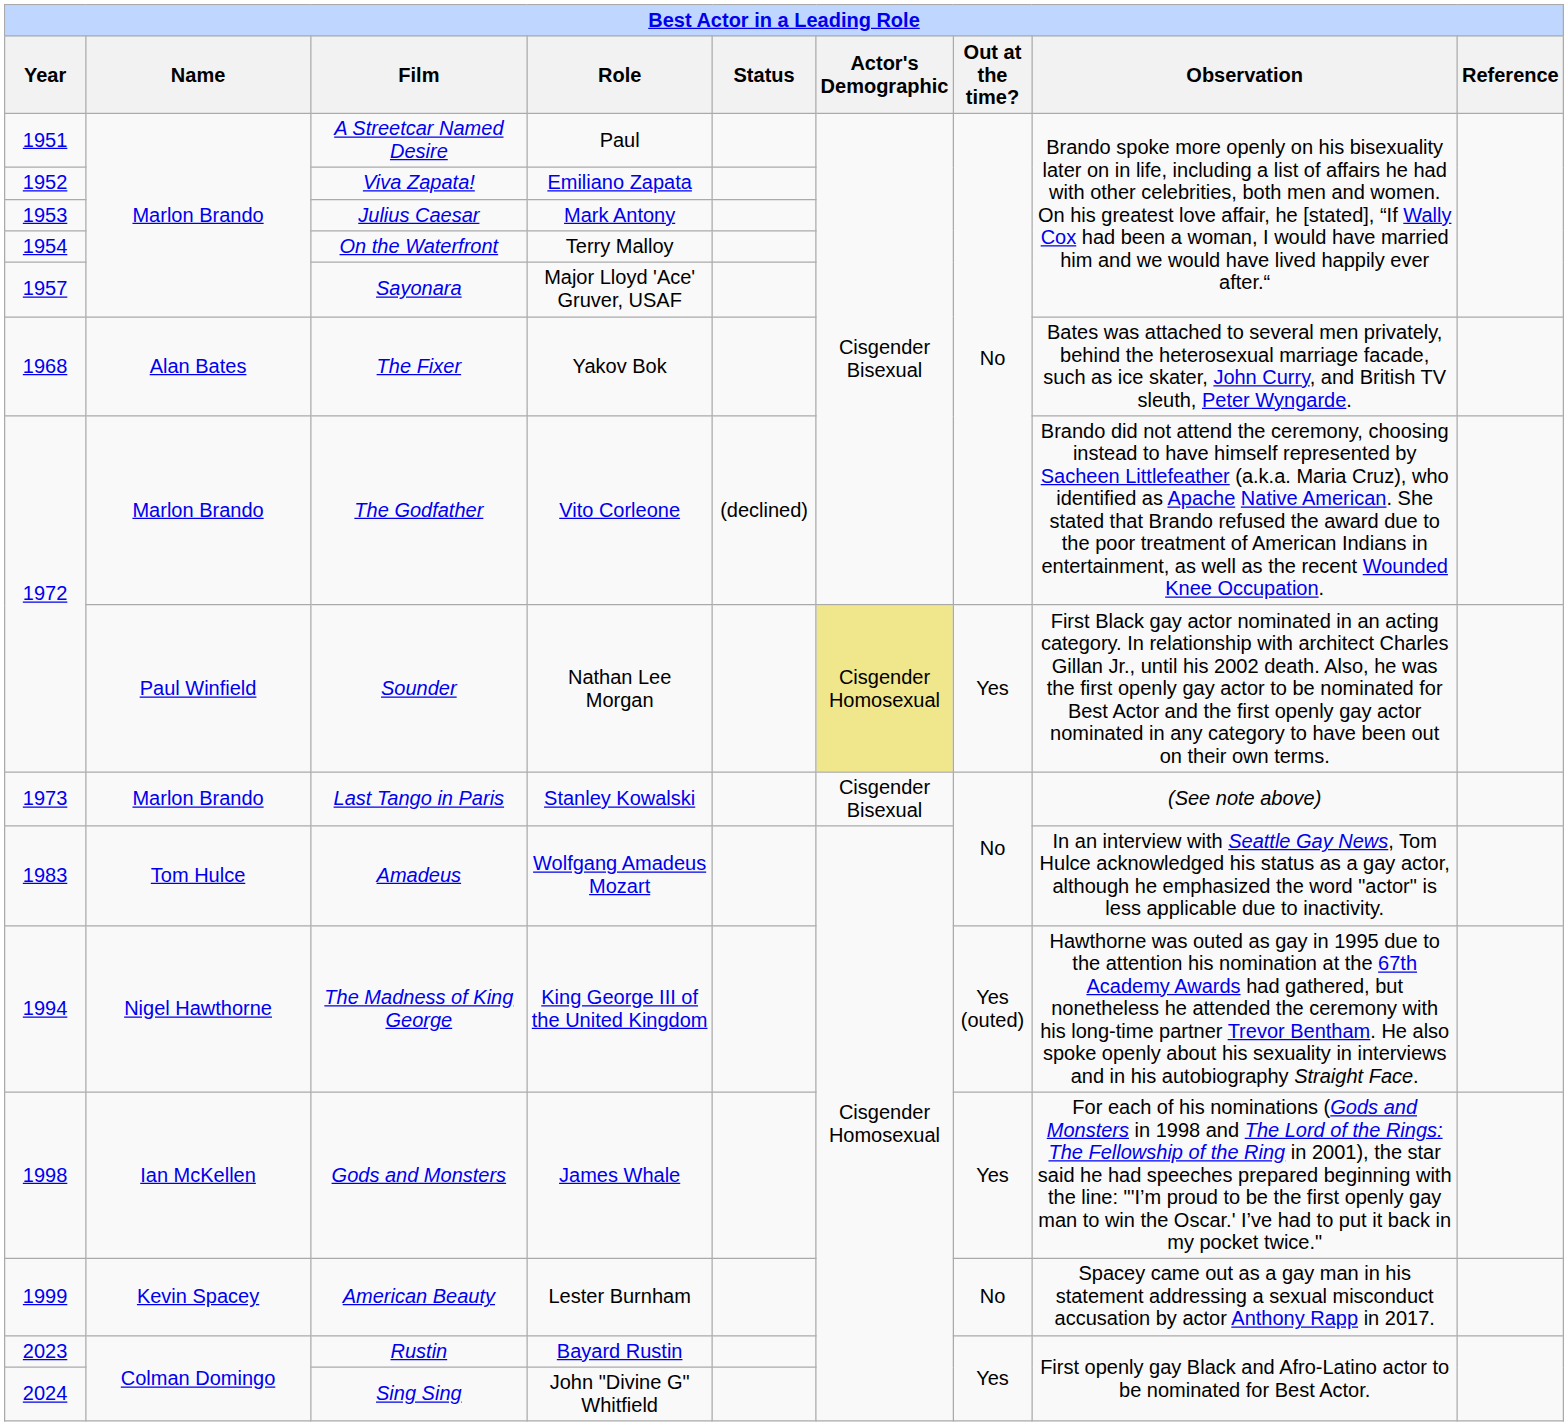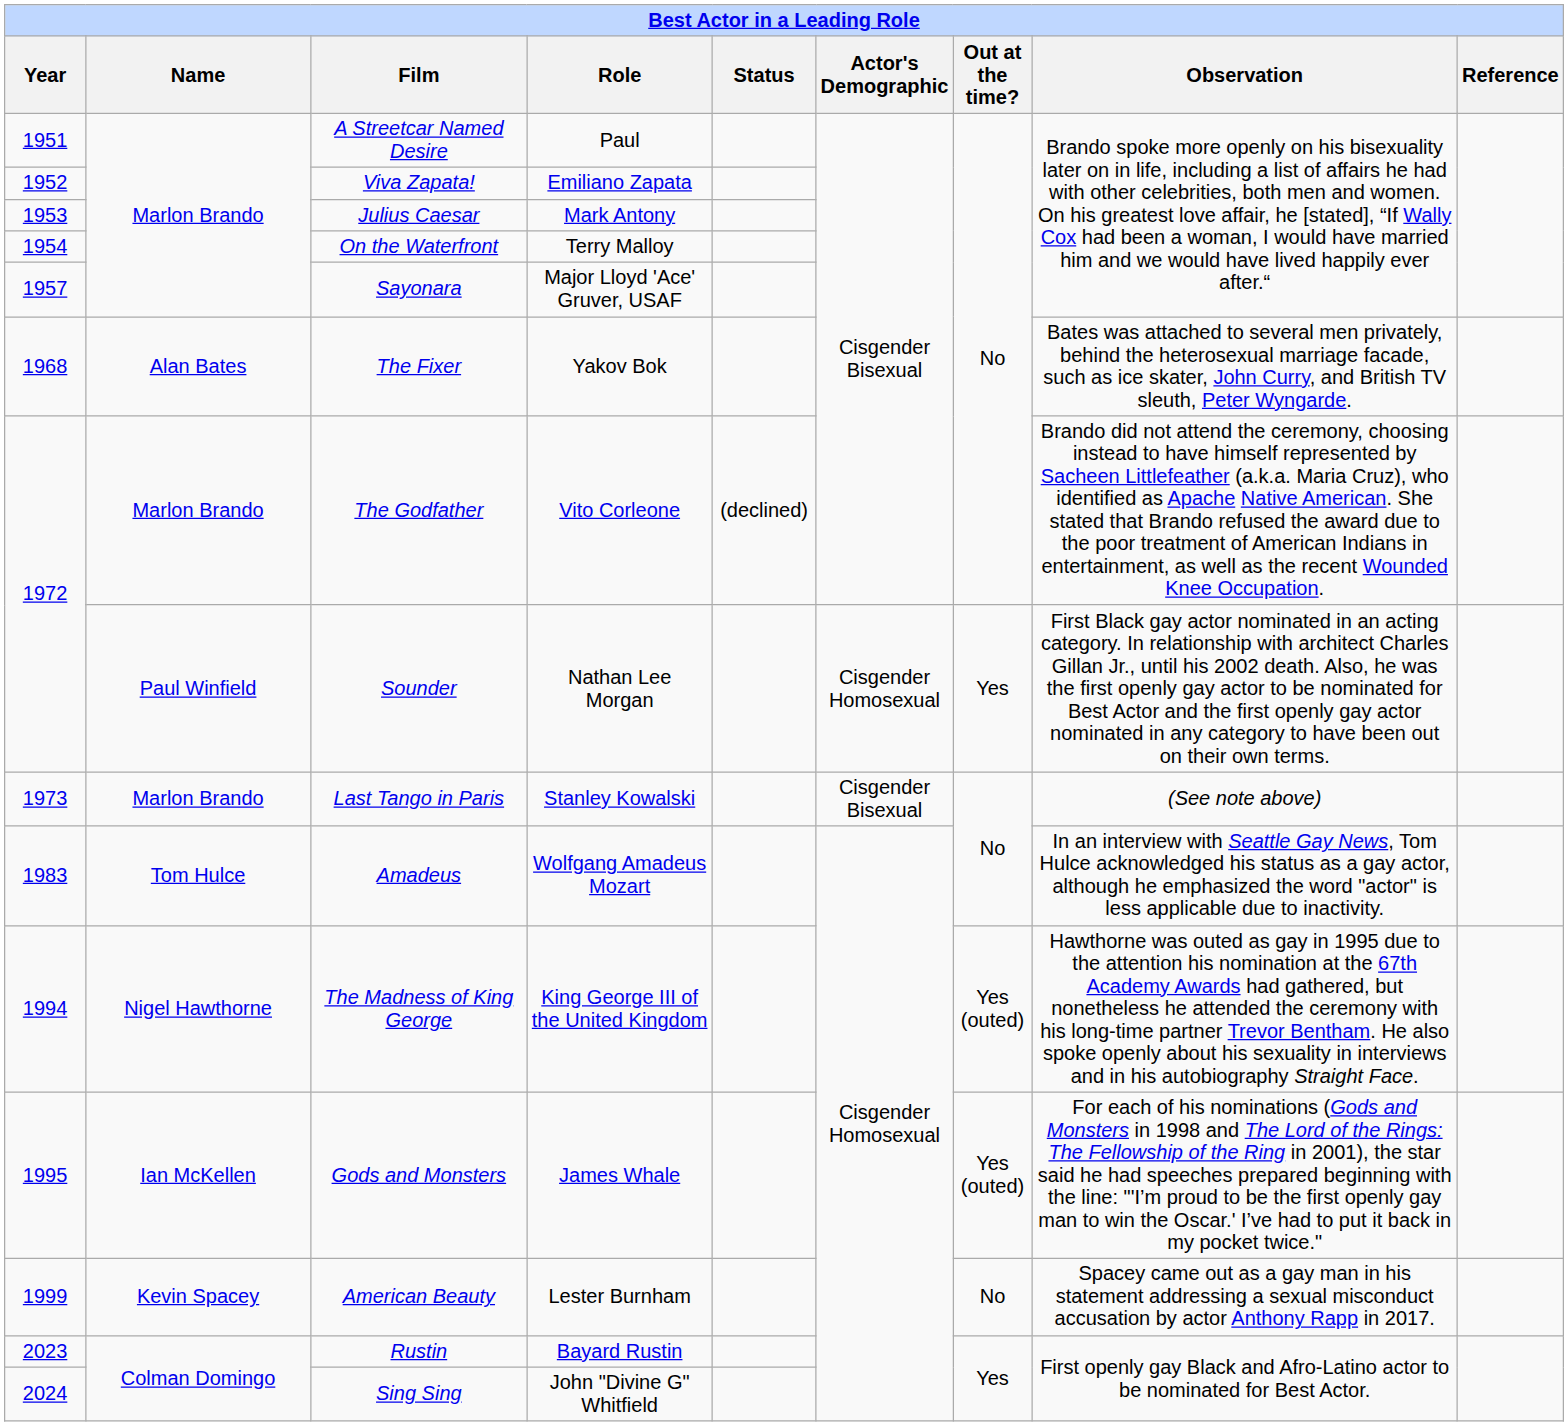(884, 688) khaki background -> (884, 688) no background
(45, 1175) 1998 -> (45, 1175) 1995
(992, 1175) Yes -> (992, 1175) Yes (outed)
